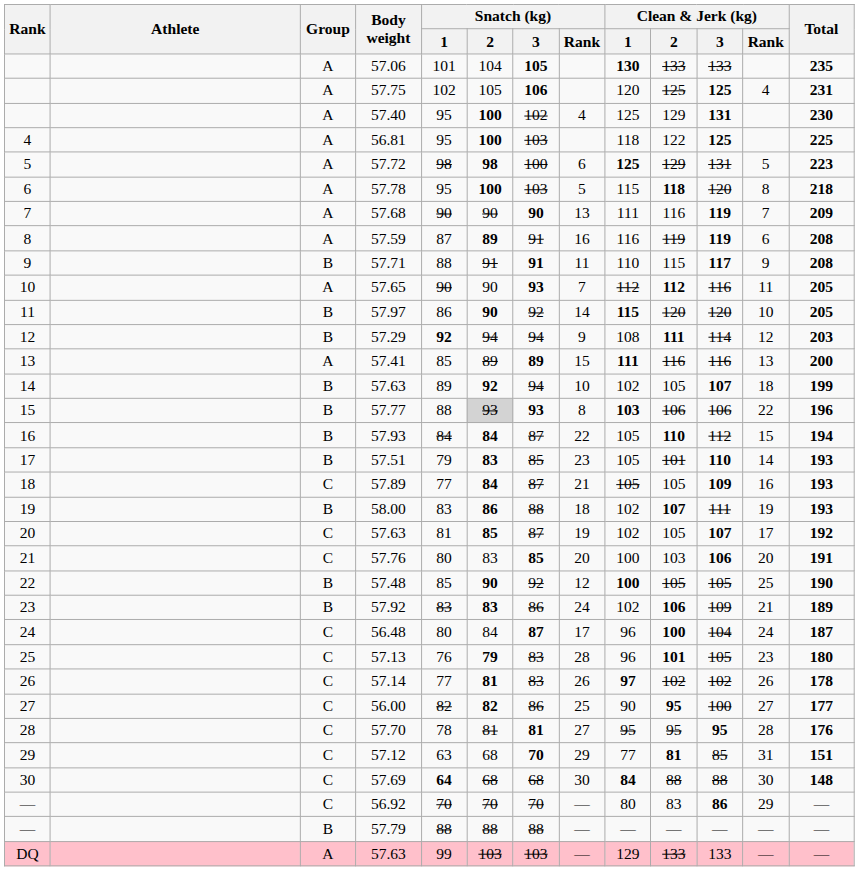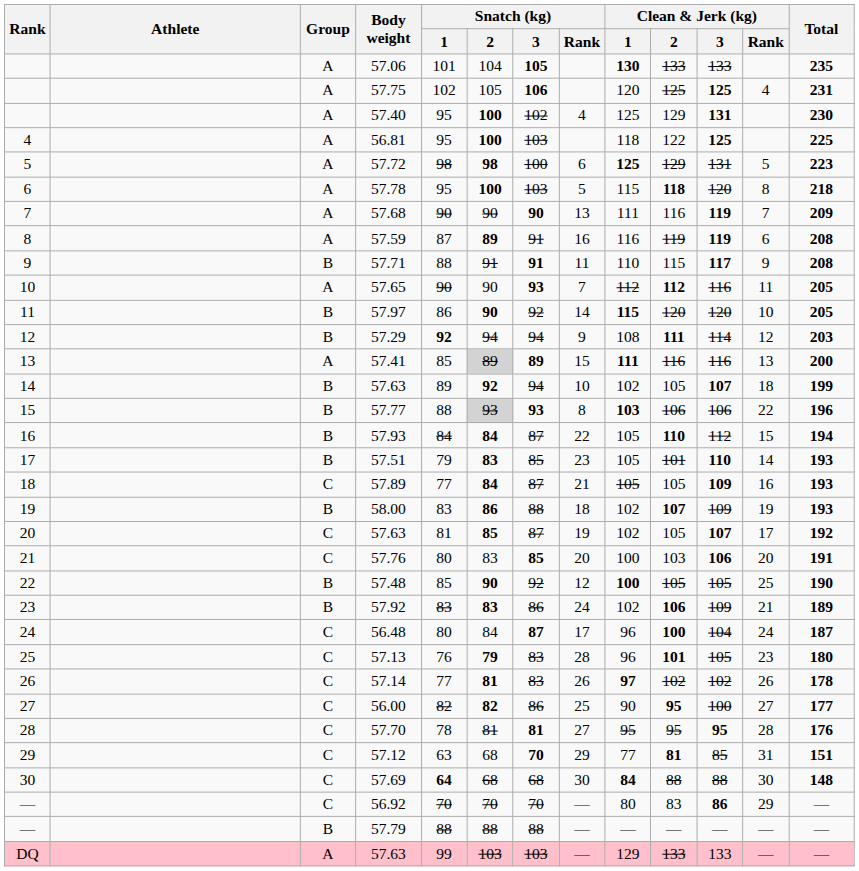(490, 361) no background -> (490, 361) lightgrey background
(720, 509) 111 -> (720, 509) 109
